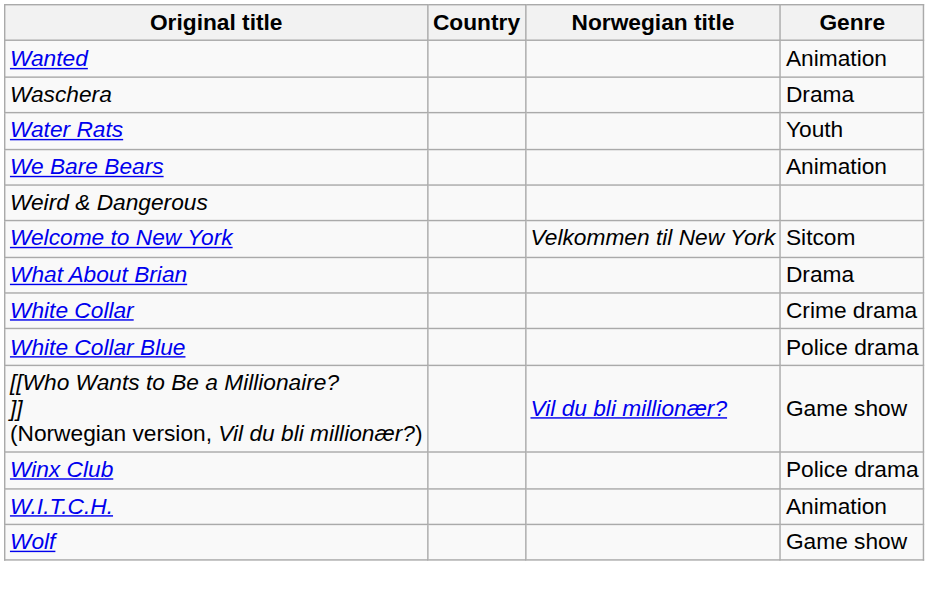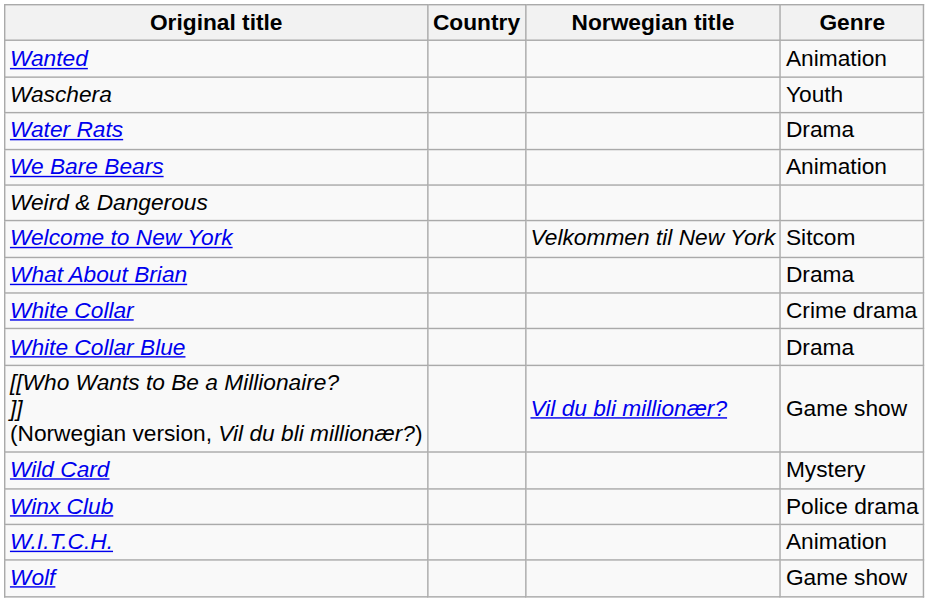(820, 94) Drama -> (815, 94) Youth
(815, 130) Youth -> (820, 130) Drama
(852, 346) Police drama -> (820, 346) Drama
+ row: (60, 469)
